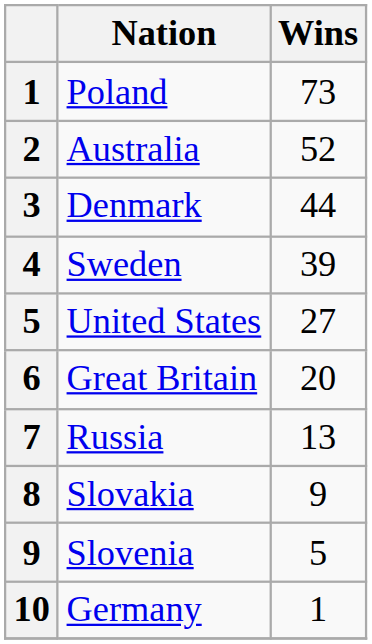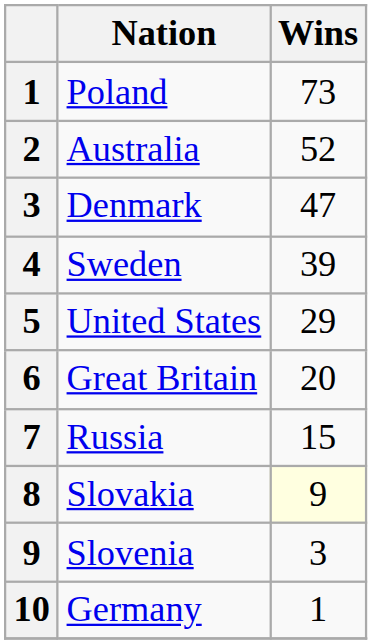(318, 206) 44 -> (318, 206) 47
(318, 321) 27 -> (318, 321) 29
(318, 436) 13 -> (318, 436) 15
(318, 494) no background -> (318, 494) lightyellow background
(318, 551) 5 -> (318, 551) 3
